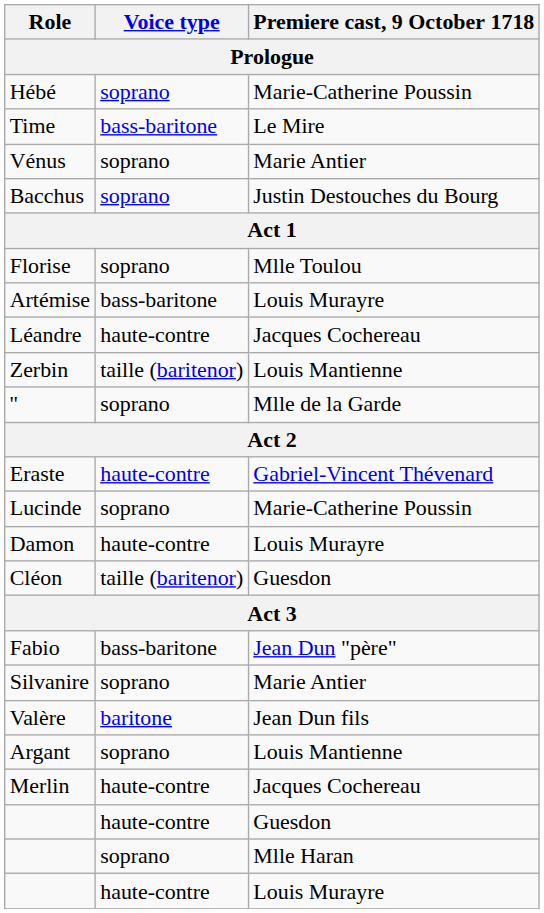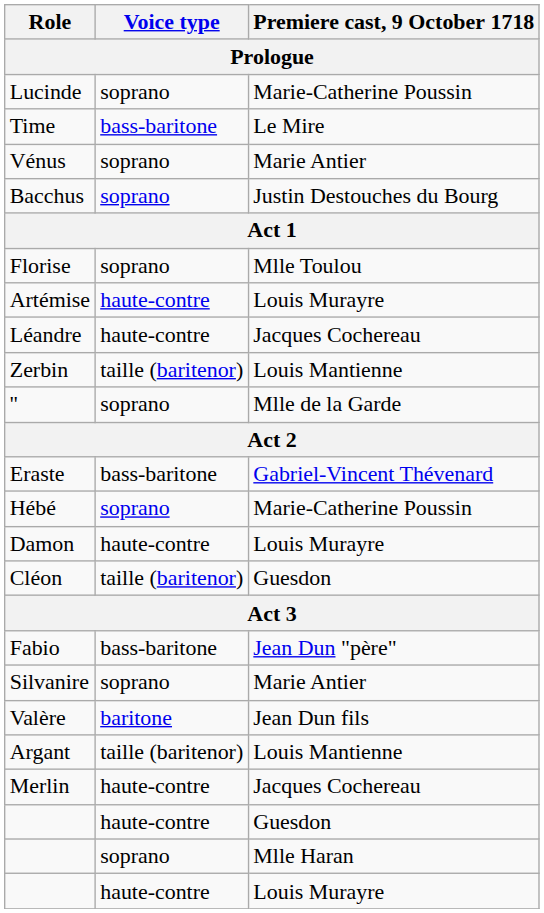rows swapped: (33, 91) <-> (46, 508)
(159, 299) bass-baritone -> (155, 299) haute-contre
(155, 473) haute-contre -> (159, 473) bass-baritone
(135, 751) soprano -> (172, 751) taille (baritenor)
